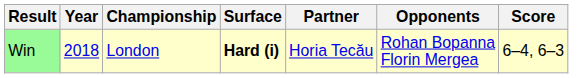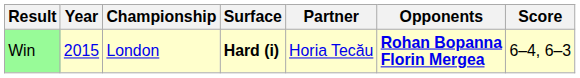(81, 51) 2018 -> (81, 51) 2015
(438, 51) normal -> (441, 51) bold
